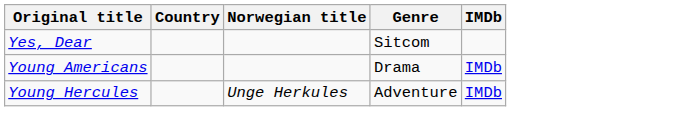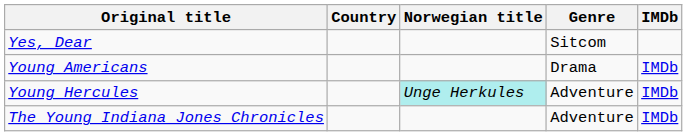(288, 93) no background -> (464, 93) paleturquoise background
+ row: (166, 118)
